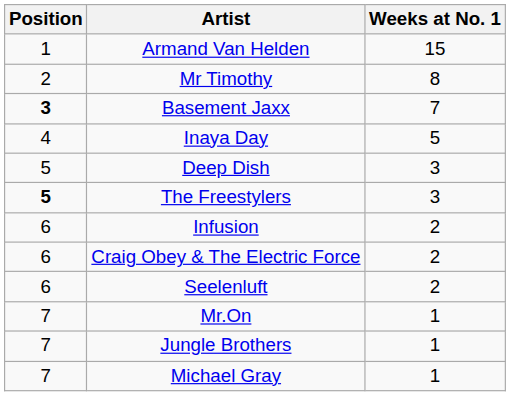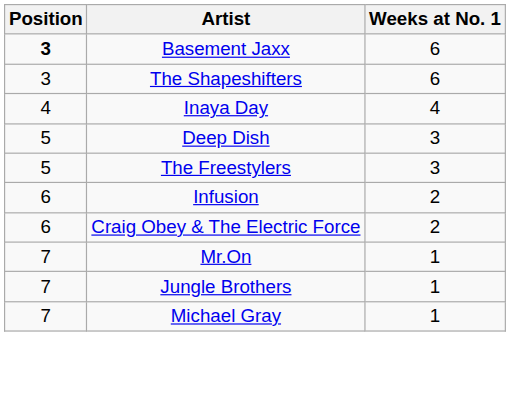- row: (226, 49)
- row: (226, 78)
(435, 108) 7 -> (435, 49) 6
+ row: (226, 78)
(435, 138) 5 -> (435, 108) 4
(46, 197) bold -> (46, 167) normal
- row: (226, 286)
